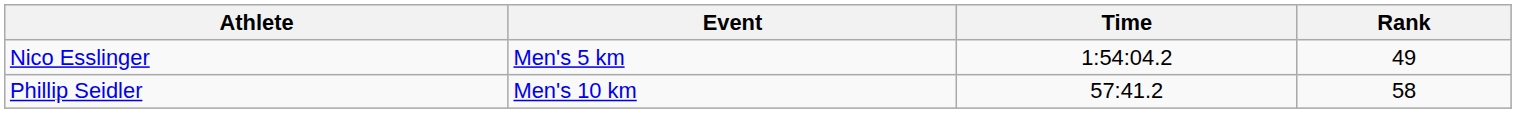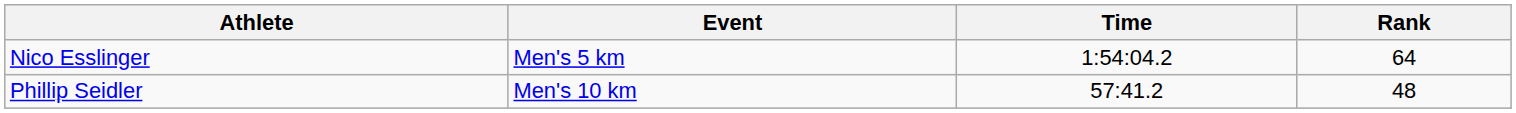(1404, 57) 49 -> (1404, 57) 64
(1404, 92) 58 -> (1404, 92) 48
